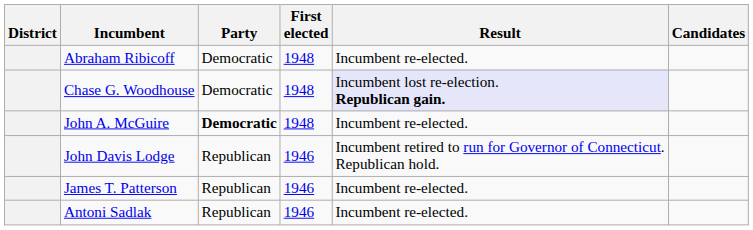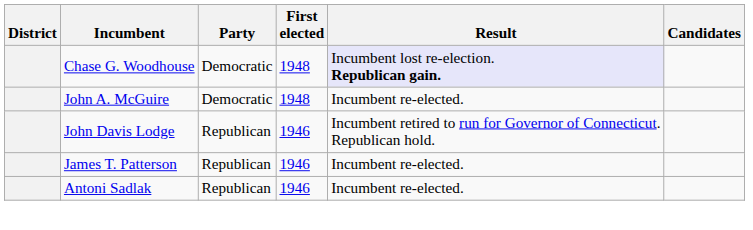- row: (119, 57)
(239, 123) bold -> (237, 98) normal
